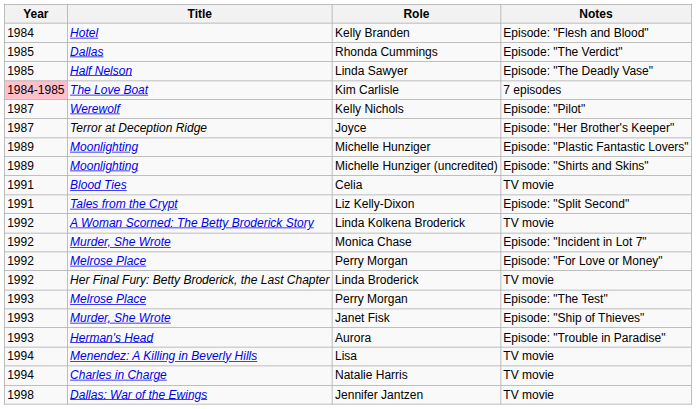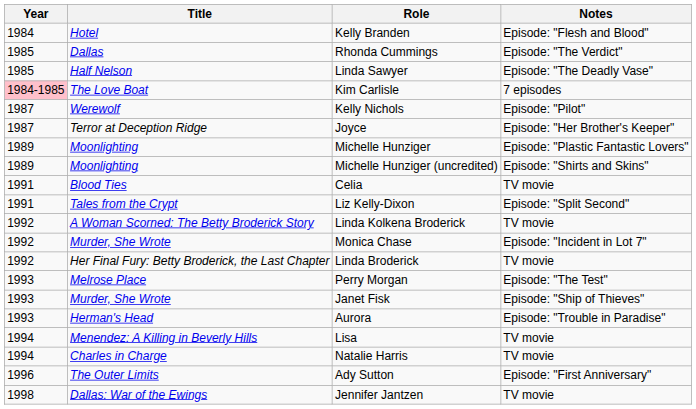- row: (371, 261)
+ row: (364, 375)
